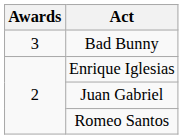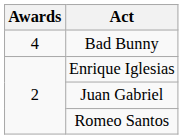(35, 43) 3 -> (35, 43) 4
